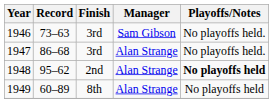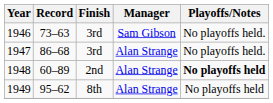(55, 70) 95–62 -> (55, 70) 60–89
(55, 88) 60–89 -> (55, 88) 95–62
